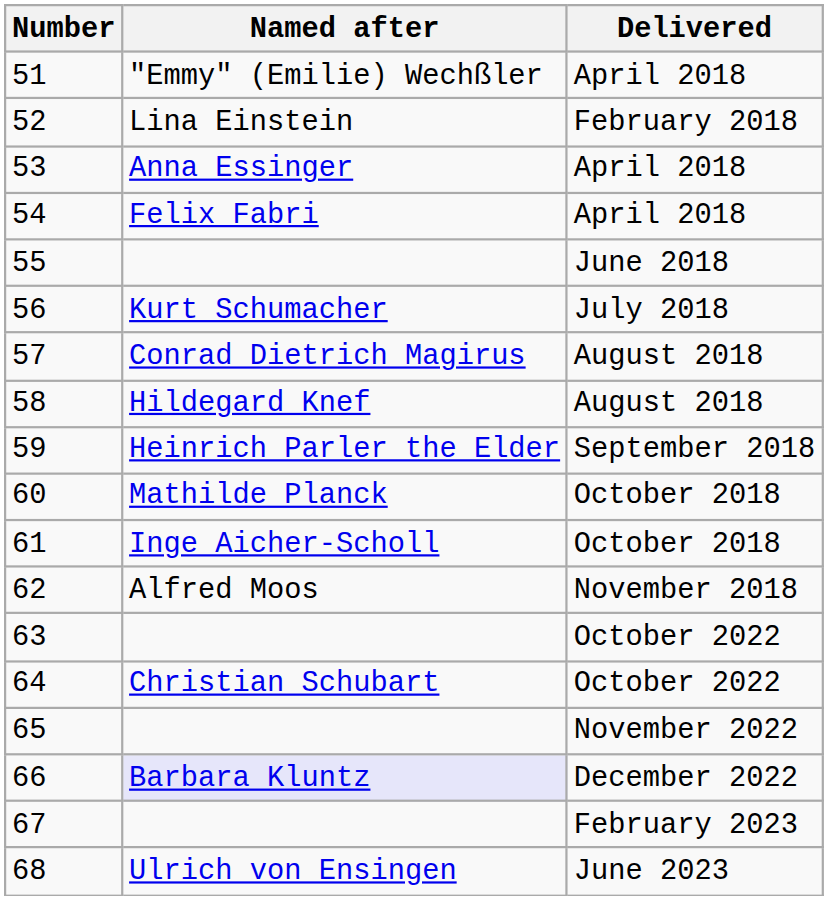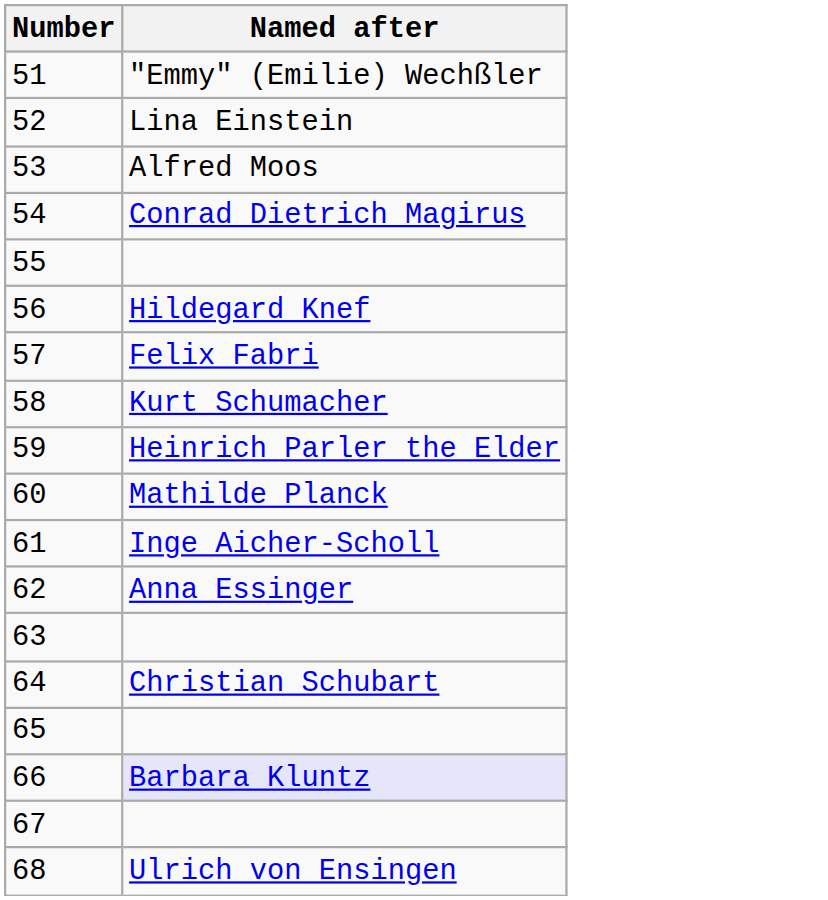- column: (694, 29)
(241, 169) Anna Essinger -> (224, 169) Alfred Moos
(224, 216) Felix Fabri -> (327, 216) Conrad Dietrich Magirus
(258, 309) Kurt Schumacher -> (250, 309) Hildegard Knef
(327, 356) Conrad Dietrich Magirus -> (224, 356) Felix Fabri
(250, 403) Hildegard Knef -> (258, 403) Kurt Schumacher
(224, 590) Alfred Moos -> (241, 590) Anna Essinger
